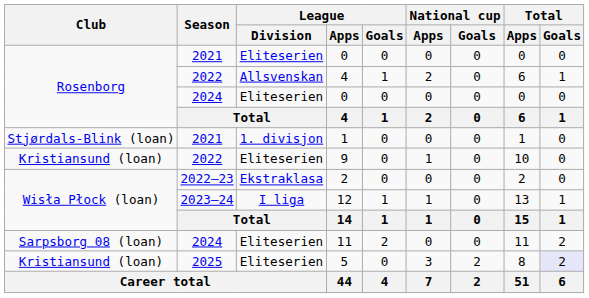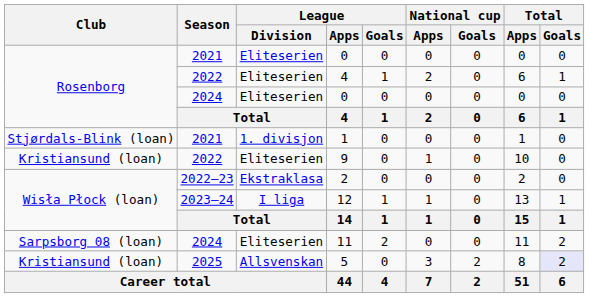(281, 76) Allsvenskan -> (281, 76) Eliteserien
(281, 261) Eliteserien -> (281, 261) Allsvenskan
